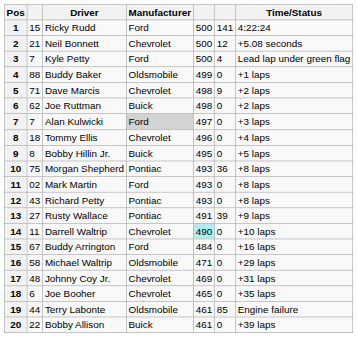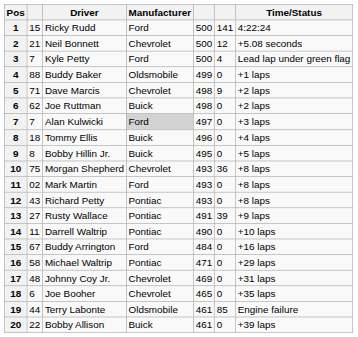(150, 137) Chevrolet -> (141, 137) Buick
(145, 169) Pontiac -> (150, 169) Chevrolet
(150, 231) Chevrolet -> (145, 231) Pontiac
(204, 231) paleturquoise background -> (204, 231) no background
(153, 263) Oldsmobile -> (145, 263) Pontiac
